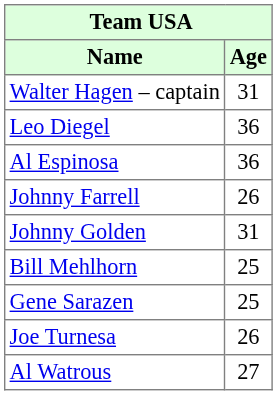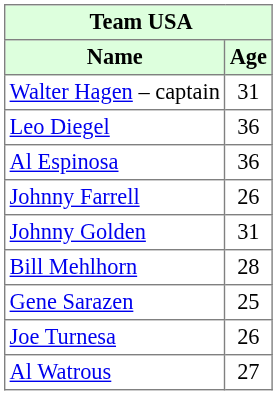(248, 266) 25 -> (248, 266) 28
